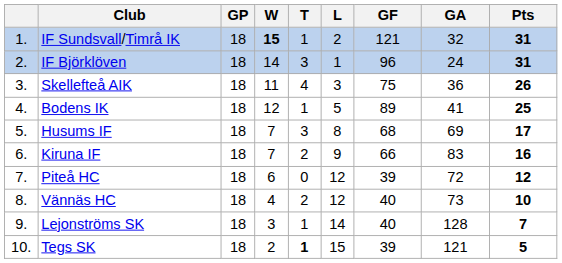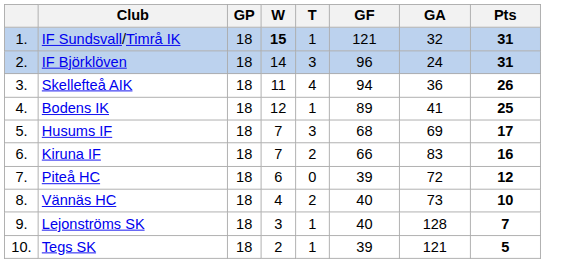- column: (337, 16)
(388, 85) 75 -> (364, 85) 94
(304, 246) bold -> (312, 246) normal
